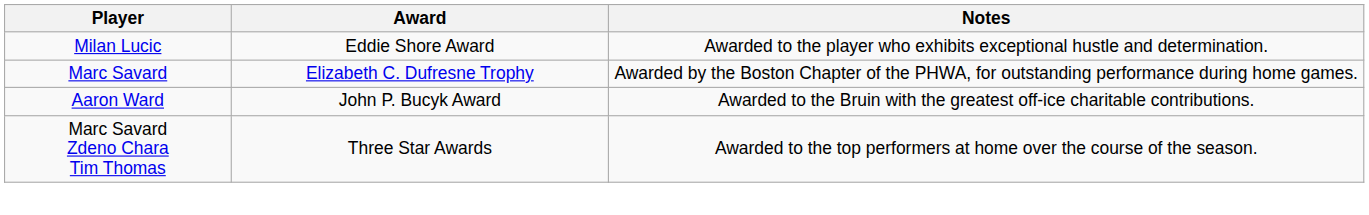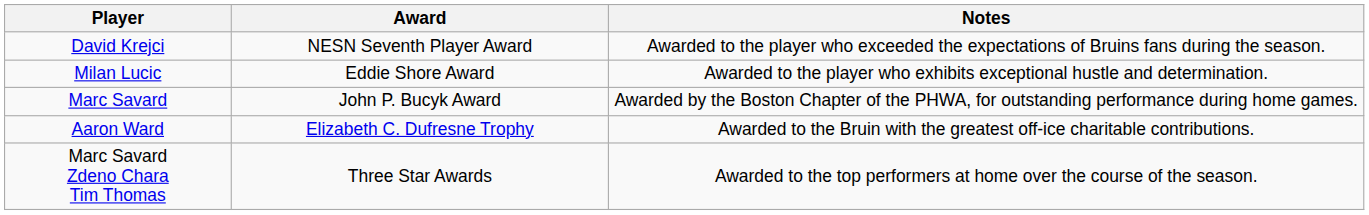+ row: (118, 45)
(420, 73) Elizabeth C. Dufresne Trophy -> (420, 101) John P. Bucyk Award
(420, 101) John P. Bucyk Award -> (420, 128) Elizabeth C. Dufresne Trophy
